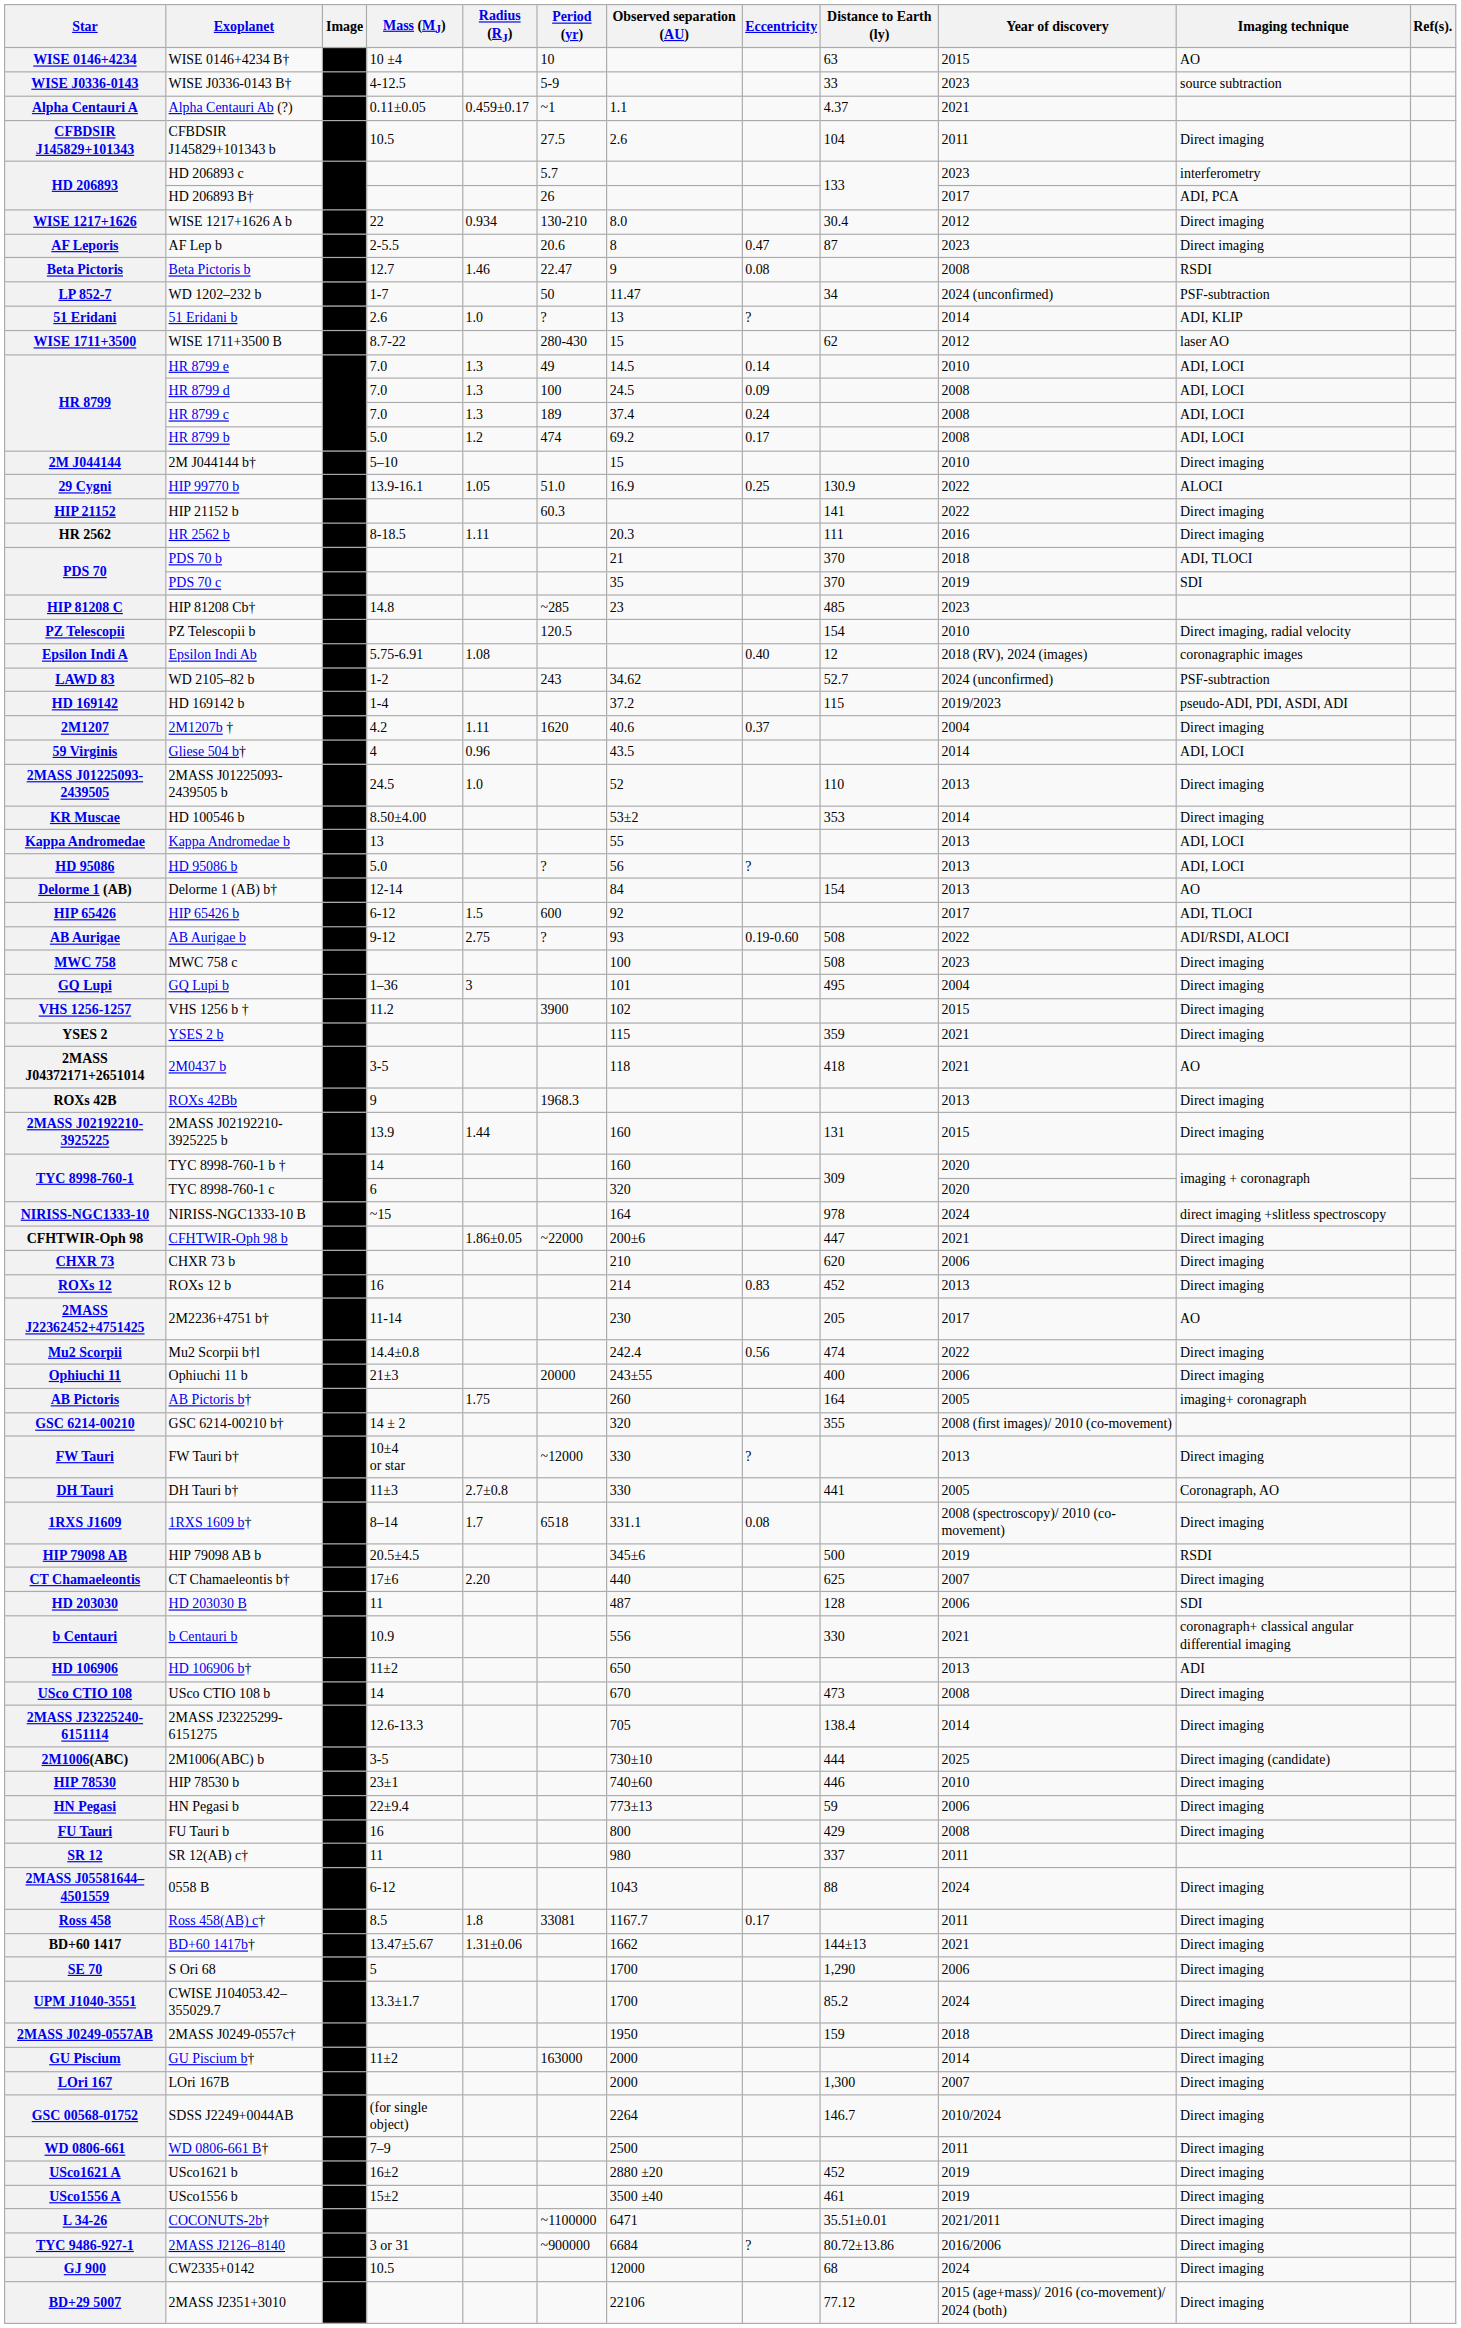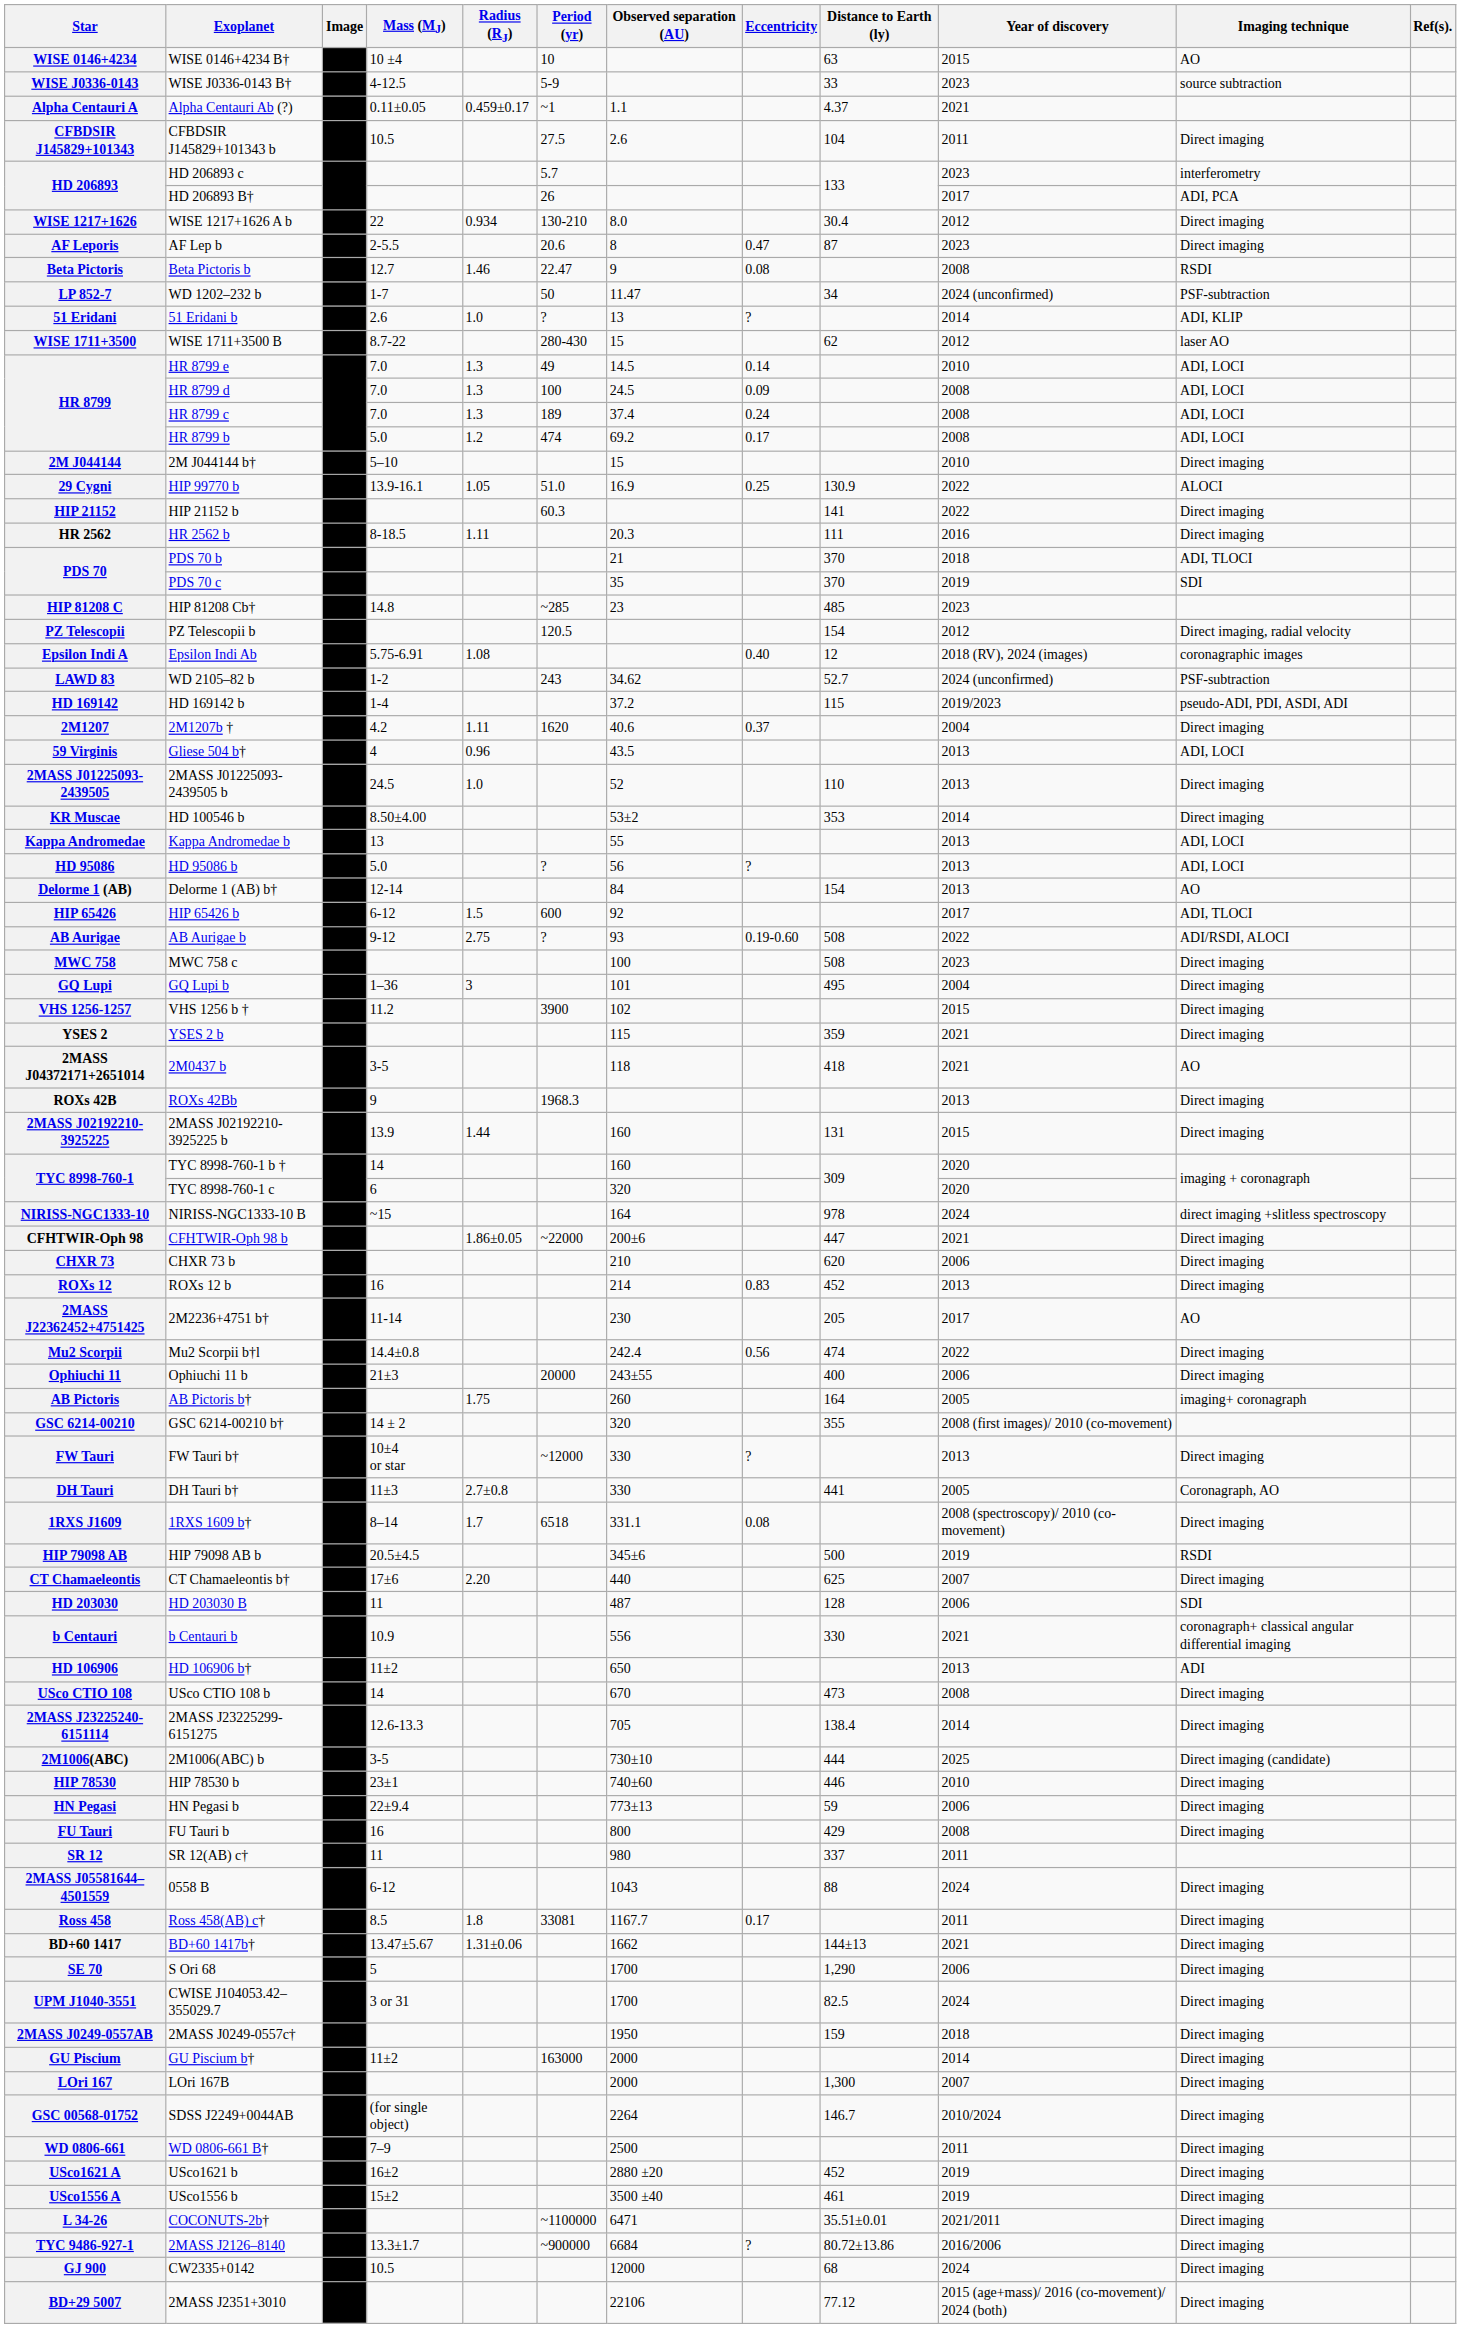(955, 631) 2010 -> (955, 631) 2012
(955, 752) 2014 -> (955, 752) 2013
(395, 2002) 13.3±1.7 -> (390, 2002) 3 or 31
(836, 2002) 85.2 -> (836, 2002) 82.5
(390, 2245) 3 or 31 -> (395, 2245) 13.3±1.7
